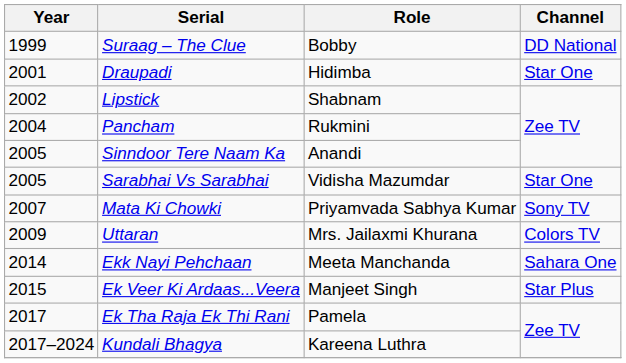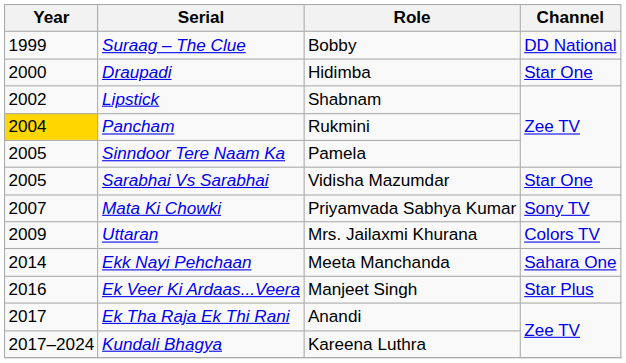(28, 72) 2001 -> (28, 72) 2000
(28, 126) no background -> (28, 126) gold background
(335, 153) Anandi -> (337, 153) Pamela
(28, 289) 2015 -> (28, 289) 2016
(337, 316) Pamela -> (335, 316) Anandi
